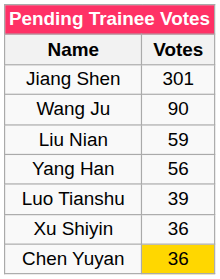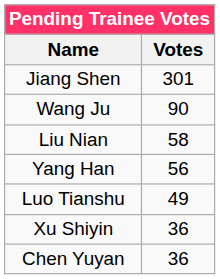(178, 139) 59 -> (178, 139) 58
(178, 199) 39 -> (178, 199) 49
(178, 259) gold background -> (178, 259) no background
